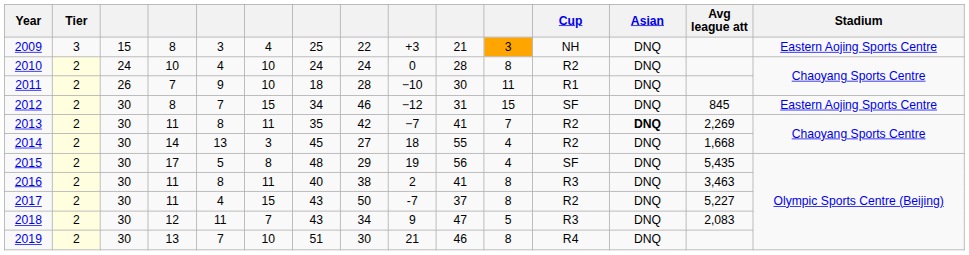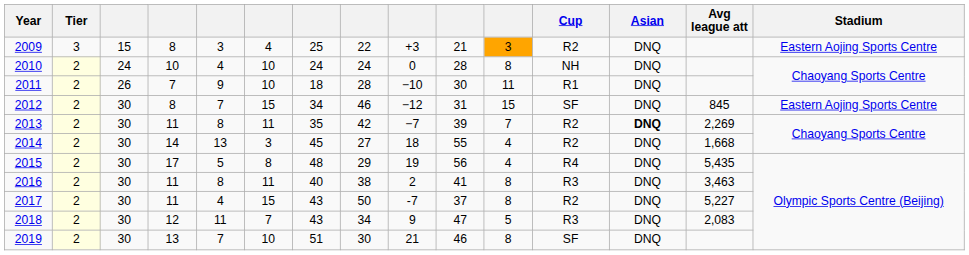(571, 47) NH -> (571, 47) R2
(571, 66) R2 -> (571, 66) NH
(460, 124) 41 -> (460, 124) 39
(571, 162) SF -> (571, 162) R4
(571, 239) R4 -> (571, 239) SF
